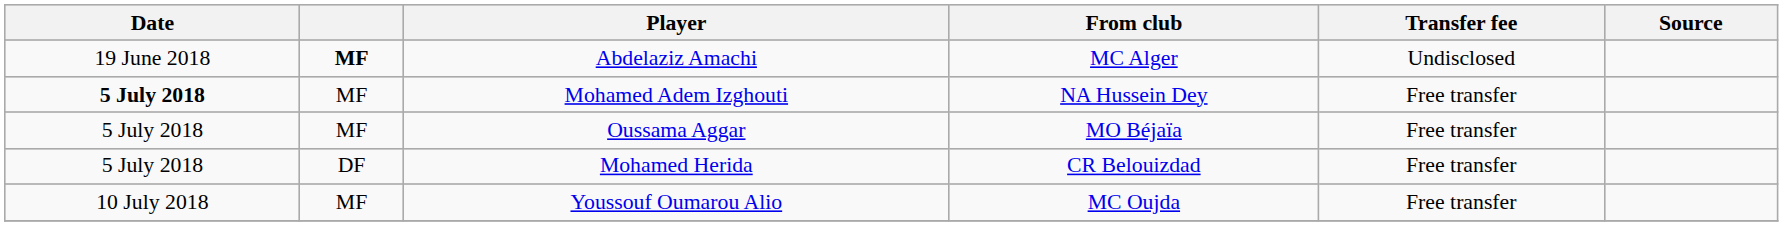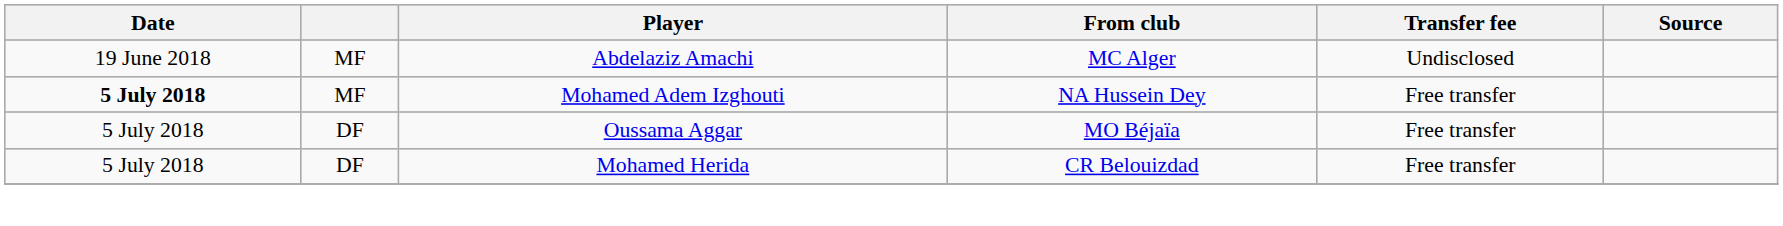(352, 57) bold -> (350, 57) normal
(352, 129) MF -> (350, 129) DF
- row: (676, 201)
